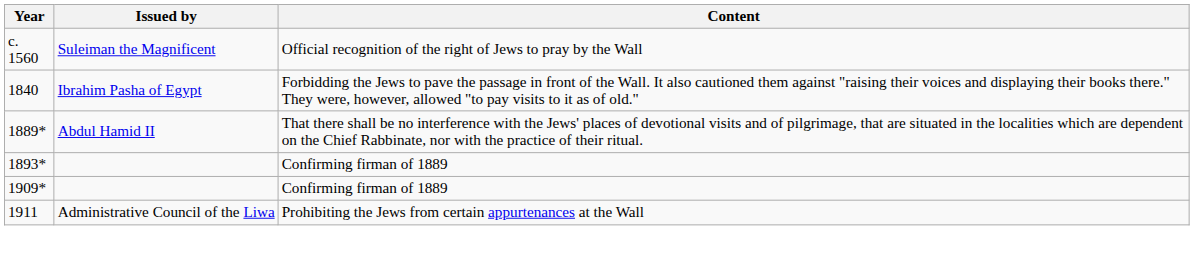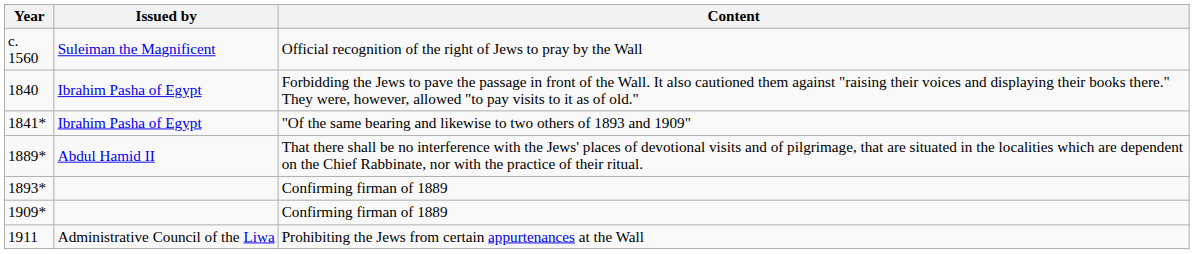+ row: (27, 123)
